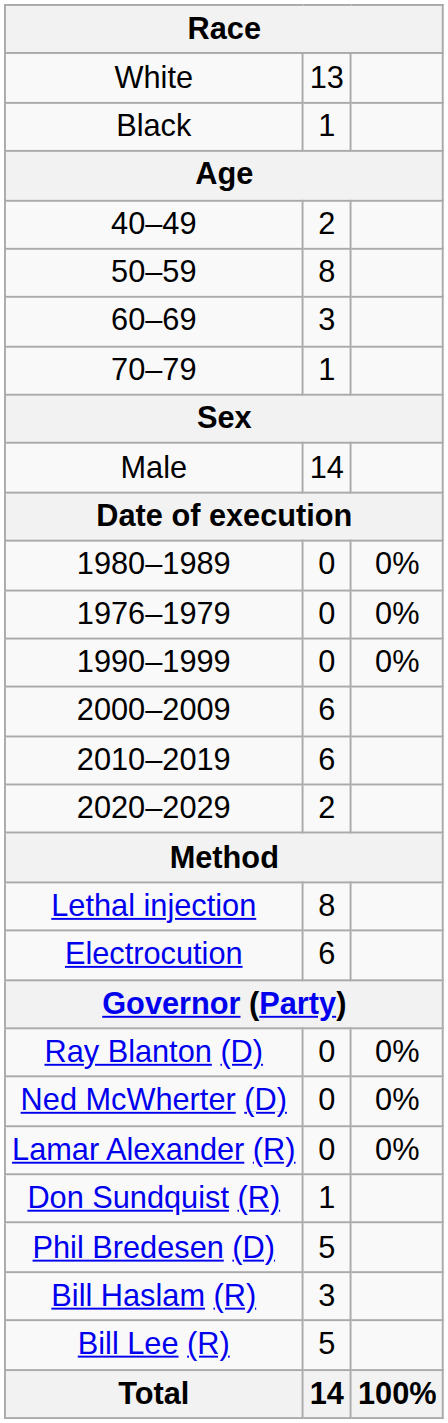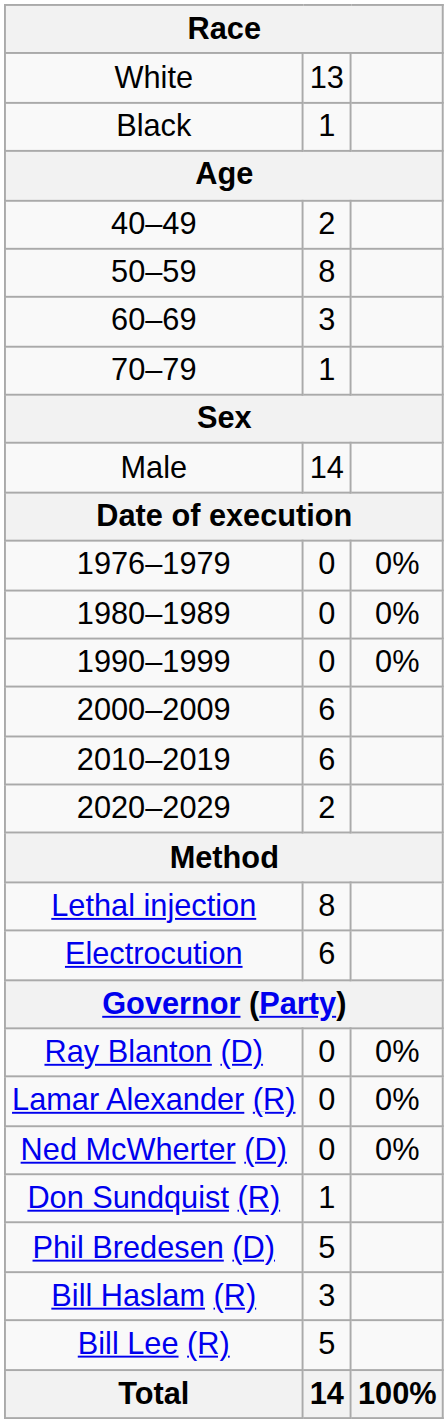rows swapped: (154, 613) <-> (154, 564)
rows swapped: (154, 1149) <-> (154, 1100)
